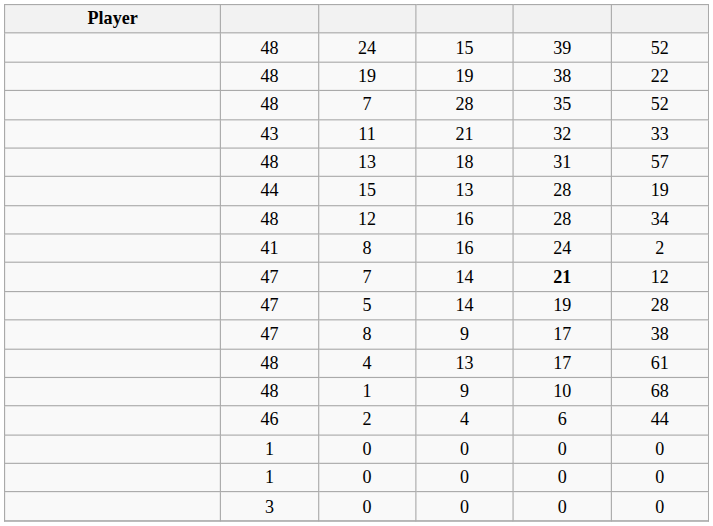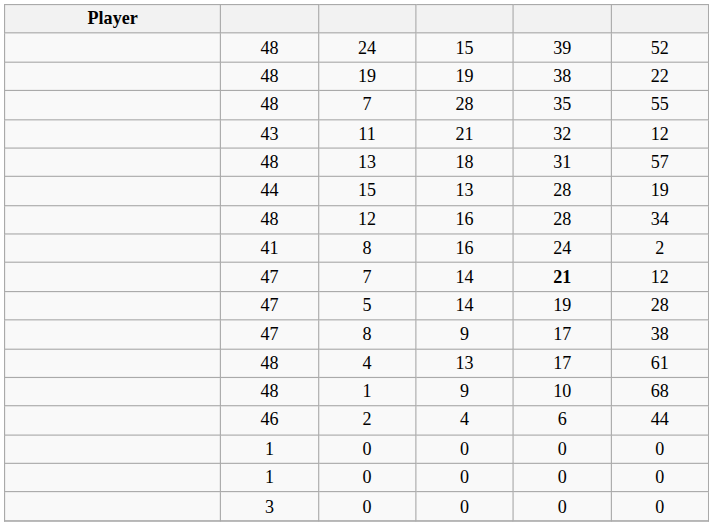(660, 104) 52 -> (660, 104) 55
(660, 133) 33 -> (660, 133) 12
